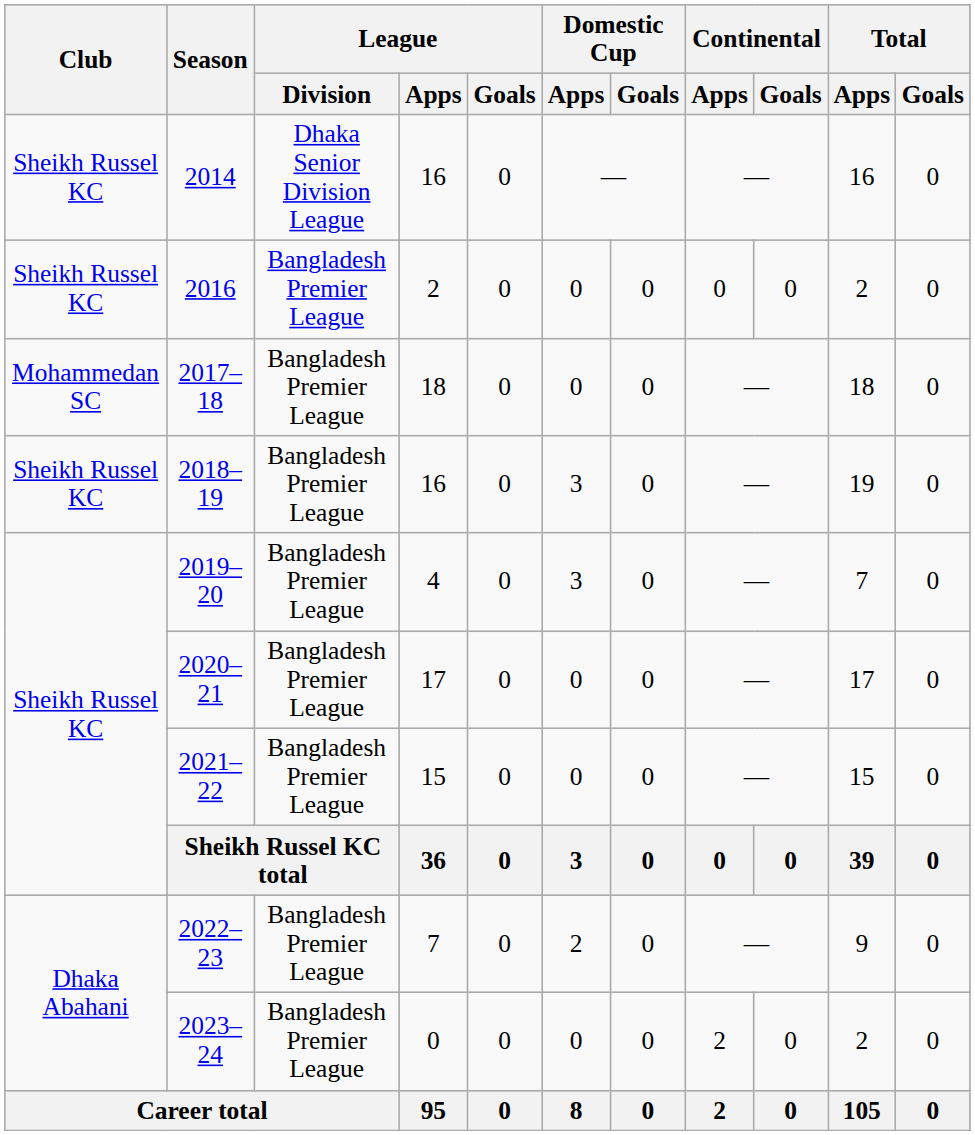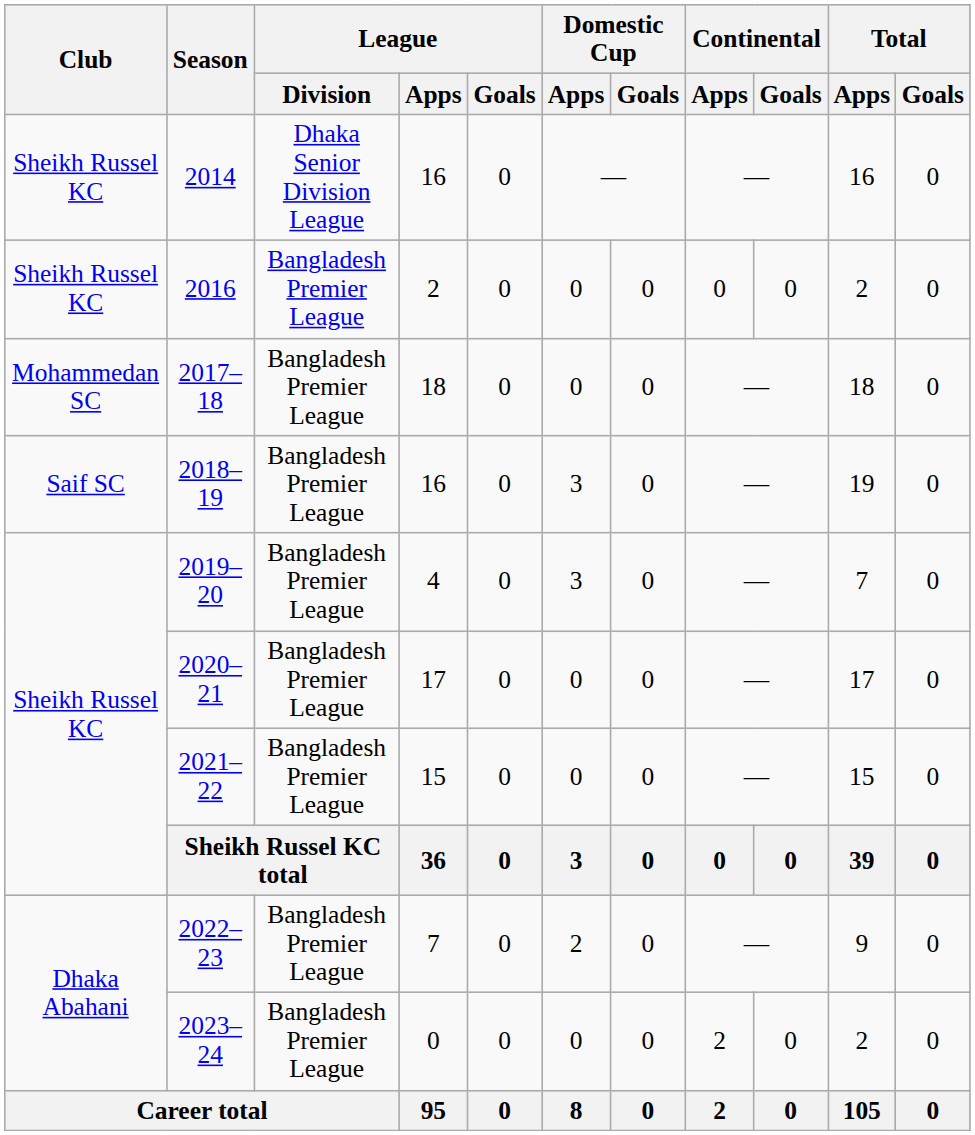(86, 483) Sheikh Russel KC -> (86, 483) Saif SC
